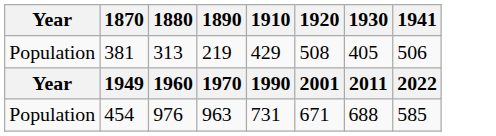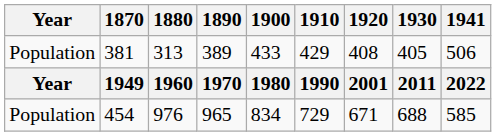+ column: (271, 20)
(217, 51) 219 -> (217, 51) 389
(315, 51) 508 -> (363, 51) 408
(217, 114) 963 -> (217, 114) 965
(266, 114) 731 -> (315, 114) 729
